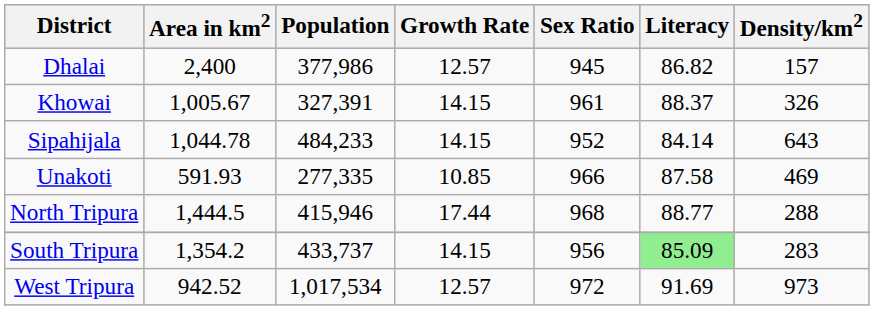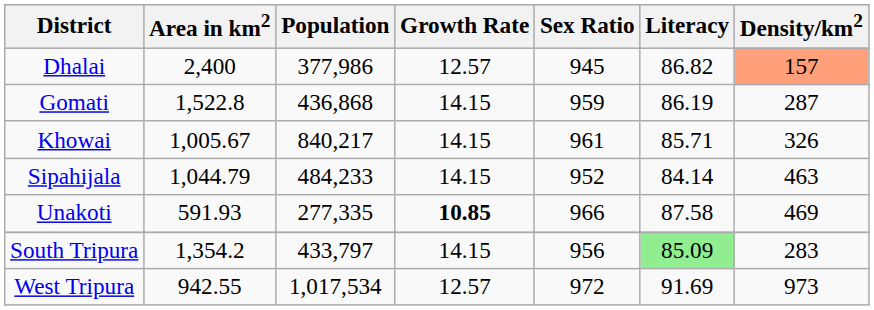(801, 65) no background -> (801, 65) lightsalmon background
+ row: (74, 102)
(335, 102) 327,391 -> (335, 139) 840,217
(687, 102) 88.37 -> (687, 139) 85.71
(210, 139) 1,044.78 -> (210, 176) 1,044.79
(801, 139) 643 -> (801, 176) 463
(465, 176) normal -> (465, 213) bold
- row: (74, 213)
(335, 249) 433,737 -> (335, 249) 433,797
(210, 286) 942.52 -> (210, 286) 942.55
